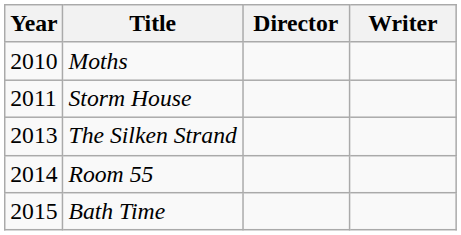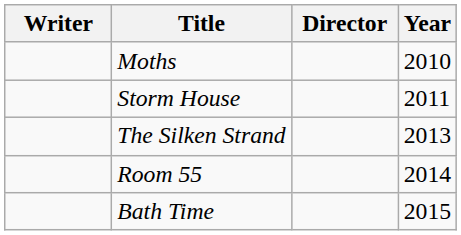columns swapped: (34, 23) <-> (403, 23)
